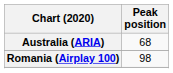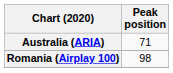(145, 42) 68 -> (145, 42) 71
